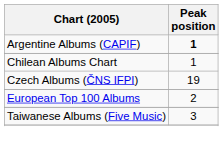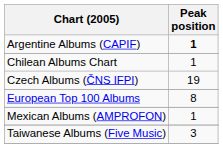(193, 98) 2 -> (193, 98) 8
+ row: (87, 116)
